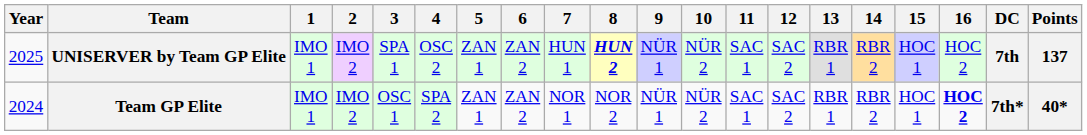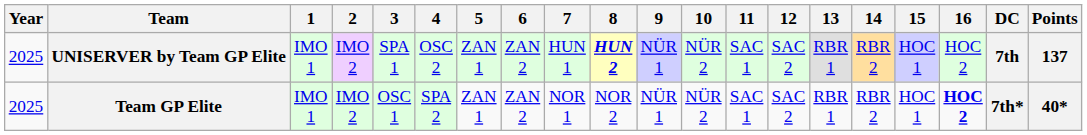(26, 105) 2024 -> (26, 105) 2025
